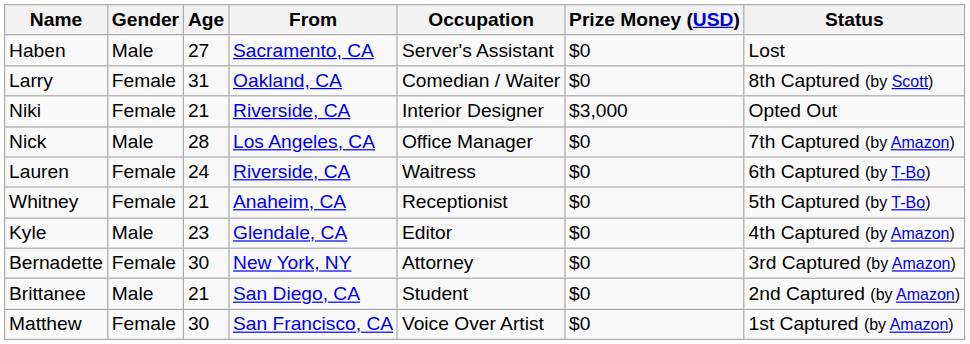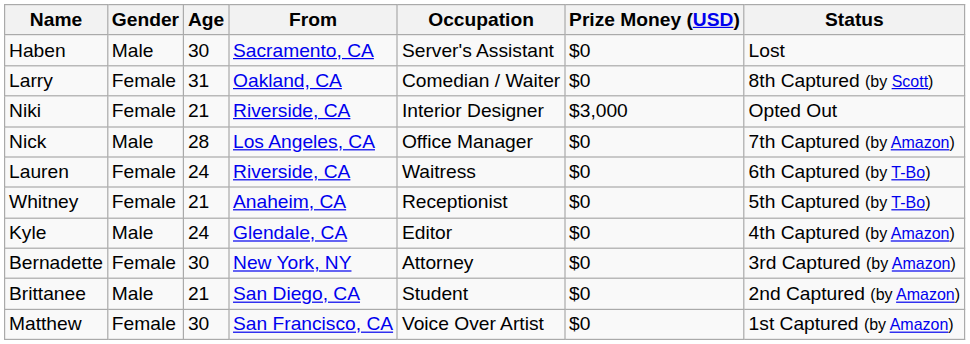(199, 50) 27 -> (199, 50) 30
(199, 232) 23 -> (199, 232) 24
